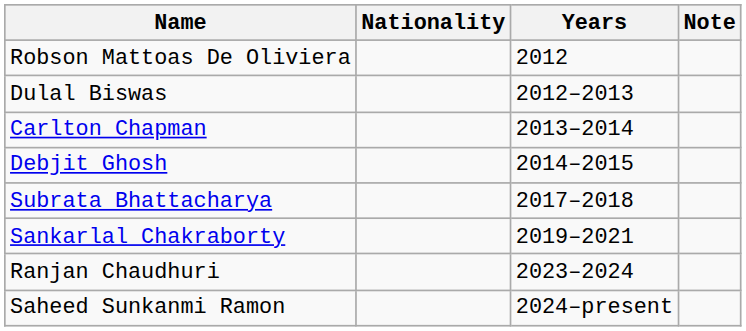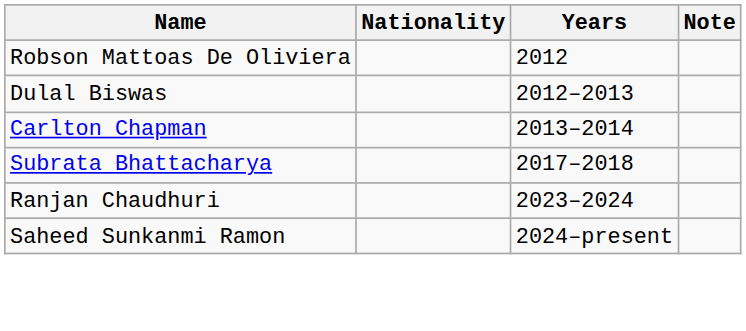- row: (89, 165)
- row: (148, 236)
